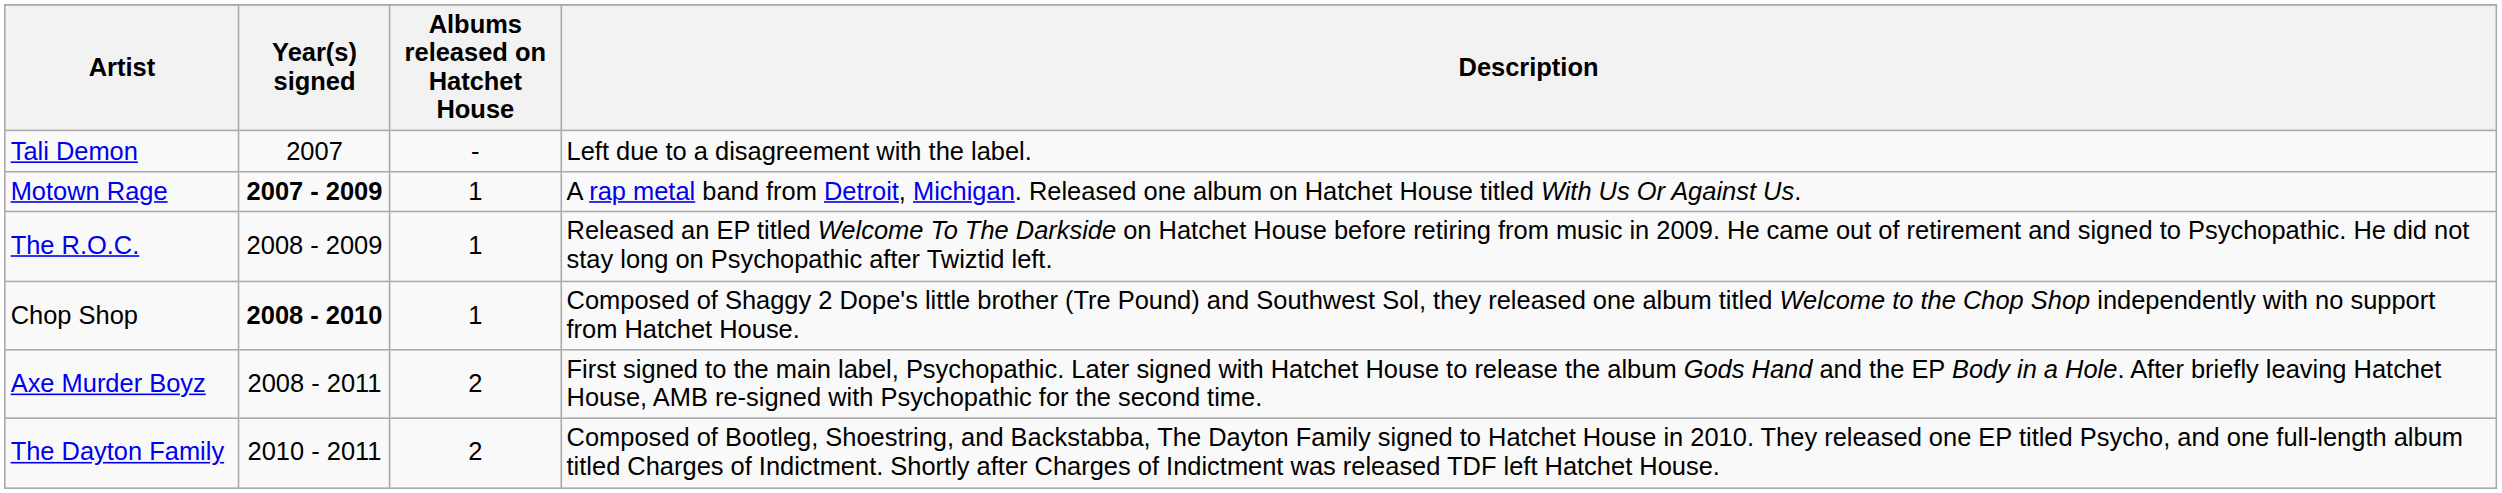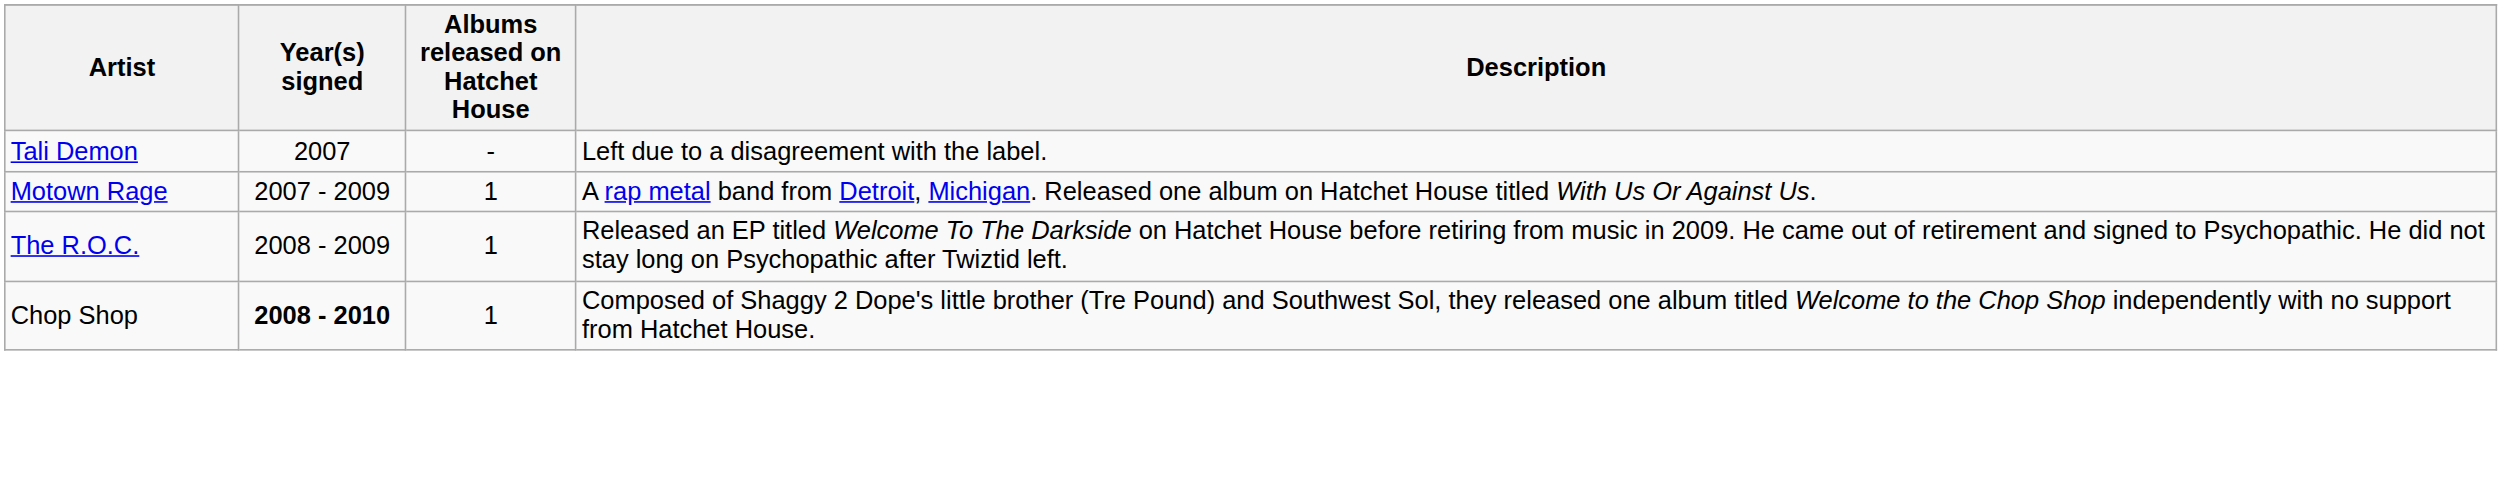(315, 191) bold -> (322, 191) normal
- row: (108, 383)
- row: (117, 452)
